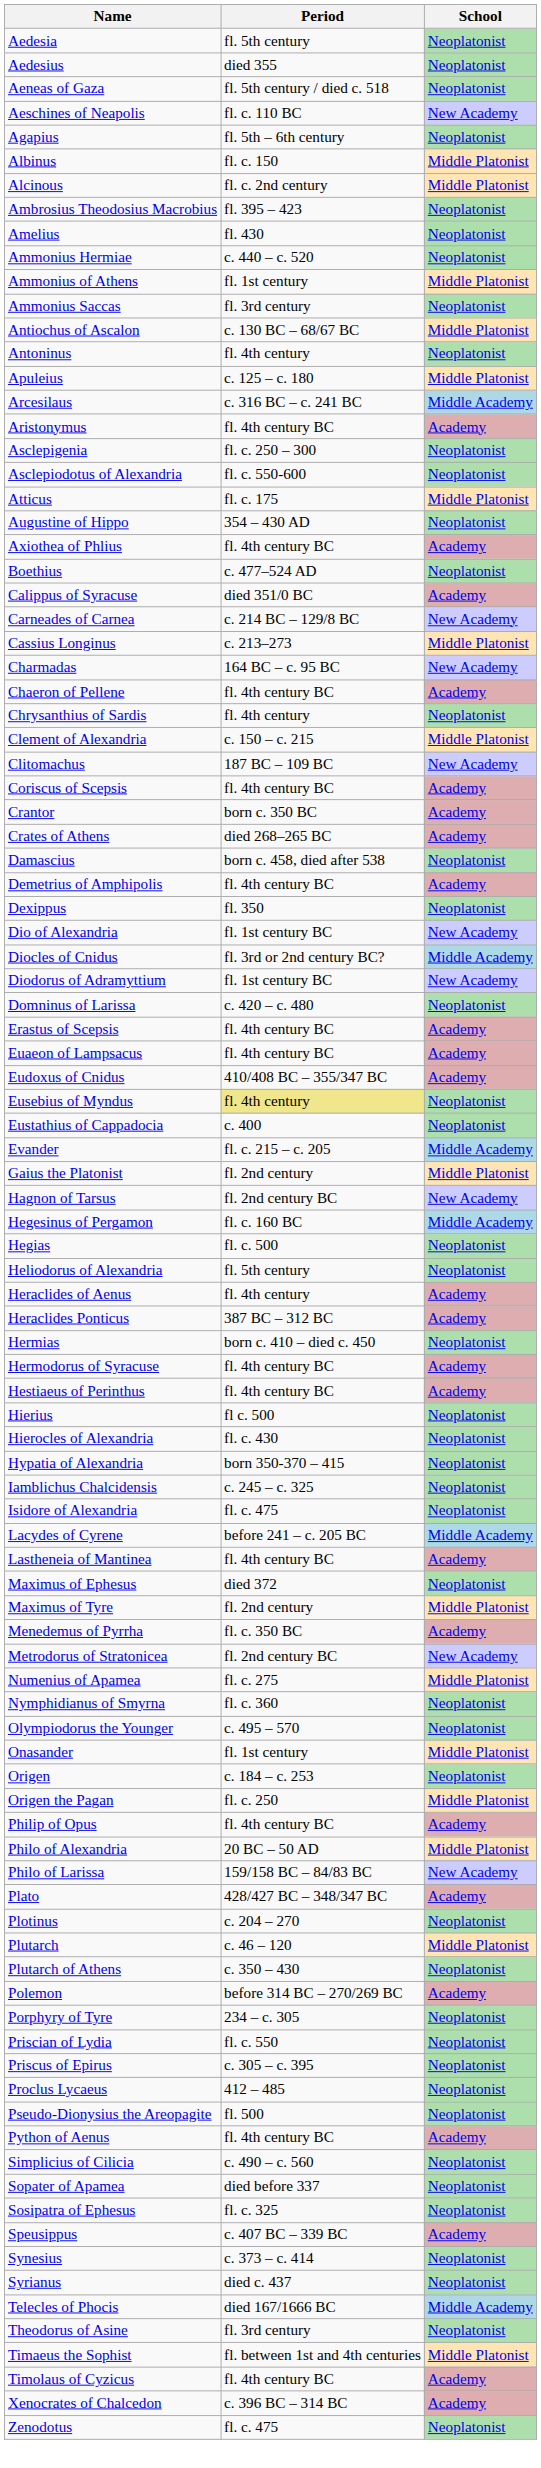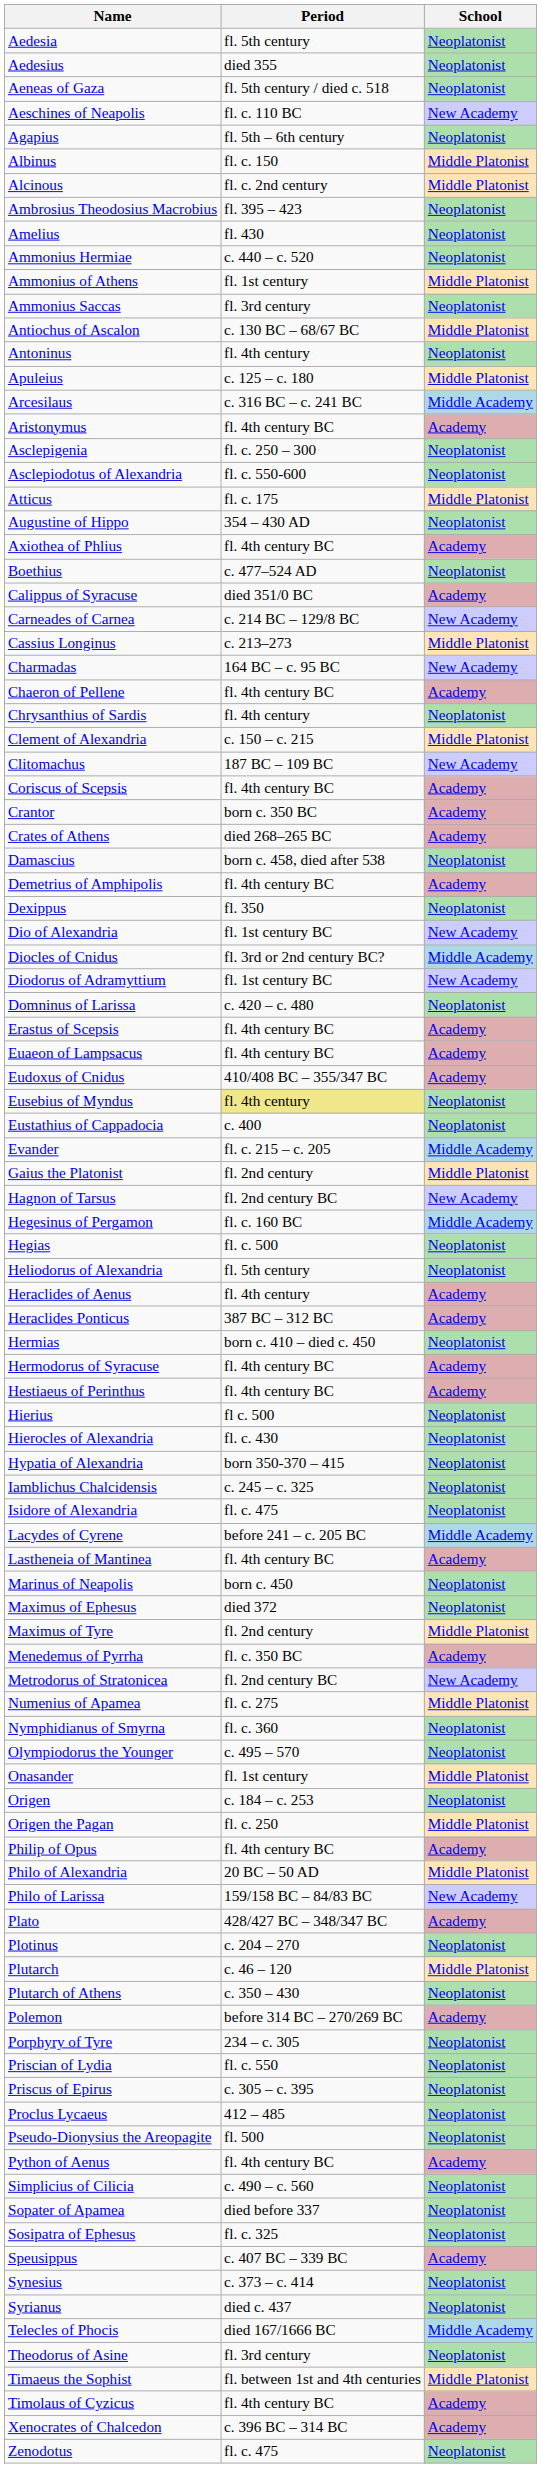+ row: (70, 1583)
